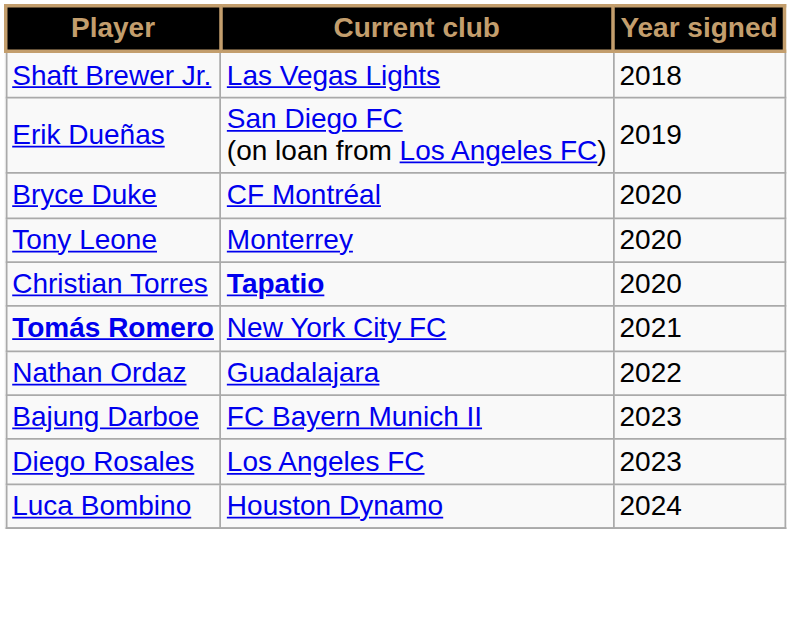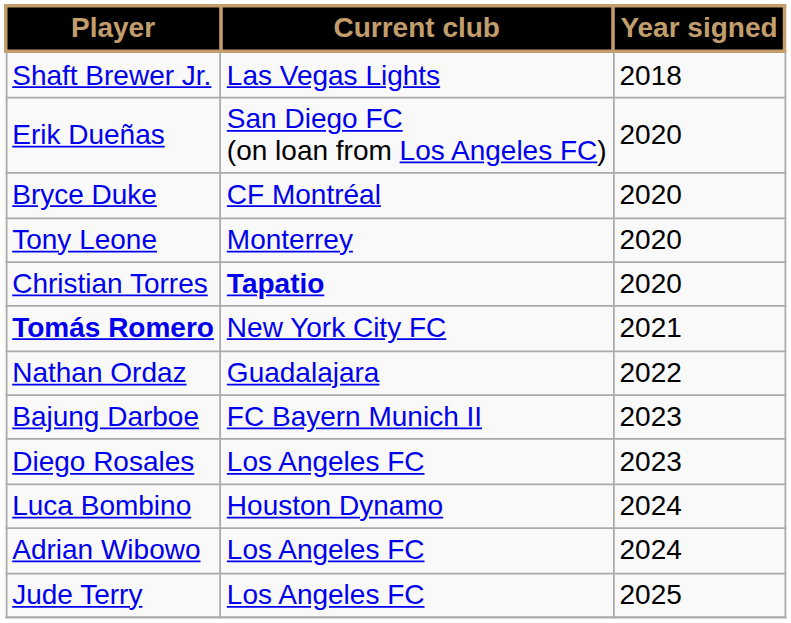(651, 134) 2019 -> (651, 134) 2020
+ row: (106, 550)
+ row: (77, 594)
